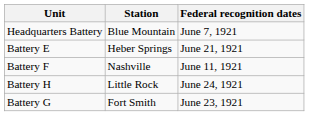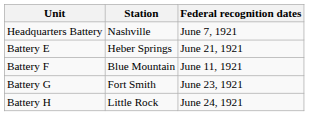(141, 31) Blue Mountain -> (129, 31) Nashville
(129, 66) Nashville -> (141, 66) Blue Mountain
rows swapped: (29, 102) <-> (29, 84)
